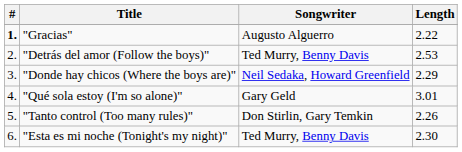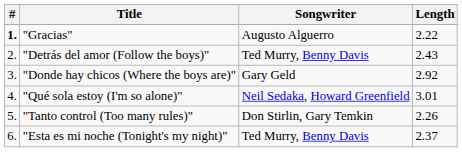(427, 55) 2.53 -> (427, 55) 2.43
(326, 75) Neil Sedaka, Howard Greenfield -> (269, 75) Gary Geld
(427, 75) 2.29 -> (427, 75) 2.92
(269, 95) Gary Geld -> (326, 95) Neil Sedaka, Howard Greenfield
(427, 136) 2.30 -> (427, 136) 2.37
